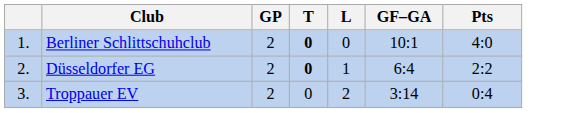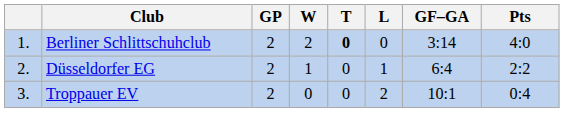+ column: (308, 17)
(404, 42) 10:1 -> (442, 42) 3:14
(308, 68) bold -> (346, 68) normal
(404, 94) 3:14 -> (442, 94) 10:1
